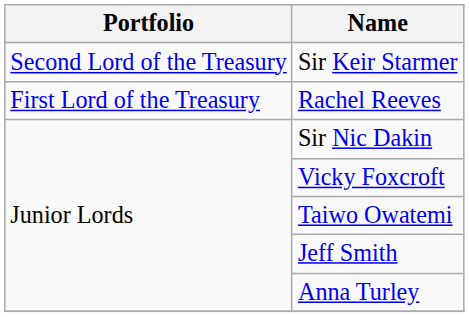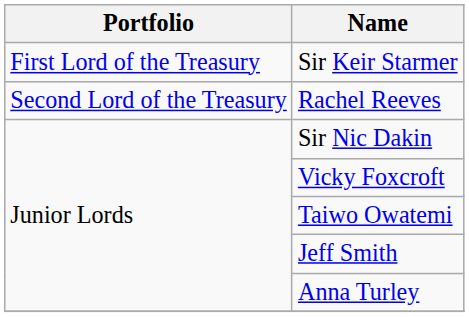(149, 61) Second Lord of the Treasury -> (135, 61) First Lord of the Treasury
(135, 100) First Lord of the Treasury -> (149, 100) Second Lord of the Treasury
